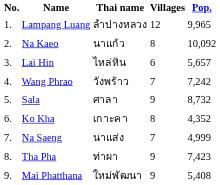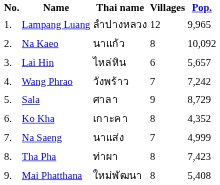(199, 99) 8,732 -> (199, 99) 8,729
(153, 156) 9 -> (153, 156) 8
(153, 175) 9 -> (153, 175) 8
